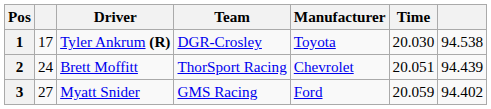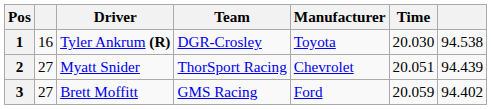(45, 42) 17 -> (45, 42) 16
(45, 67) 24 -> (45, 67) 27
(99, 67) Brett Moffitt -> (100, 67) Myatt Snider
(100, 92) Myatt Snider -> (99, 92) Brett Moffitt
